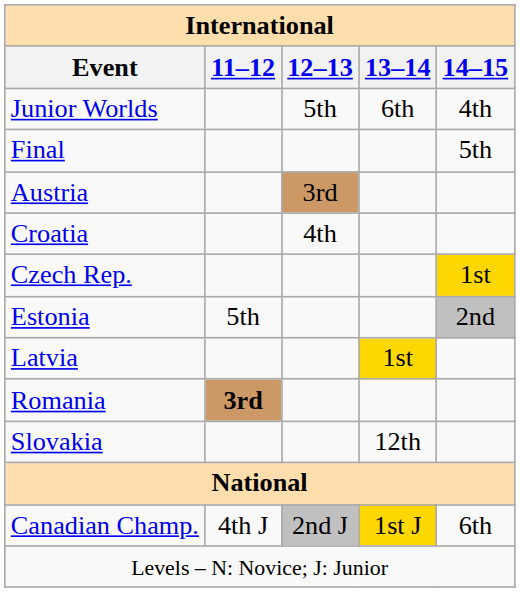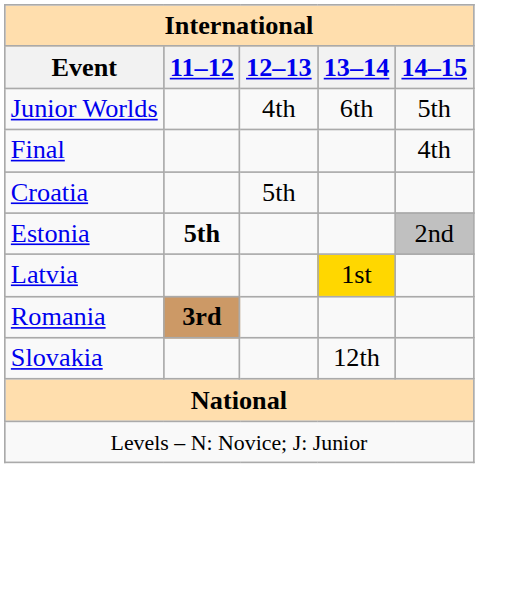(320, 108) 5th -> (279, 108) 4th
(475, 108) 4th -> (434, 108) 5th
(475, 150) 5th -> (434, 150) 4th
- row: (49, 191)
(320, 233) 4th -> (279, 191) 5th
- row: (71, 274)
(243, 316) normal -> (202, 233) bold
- row: (105, 524)
